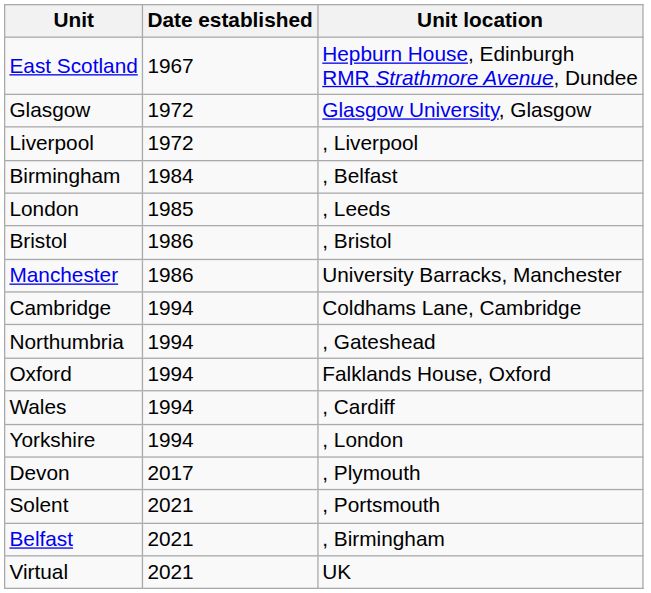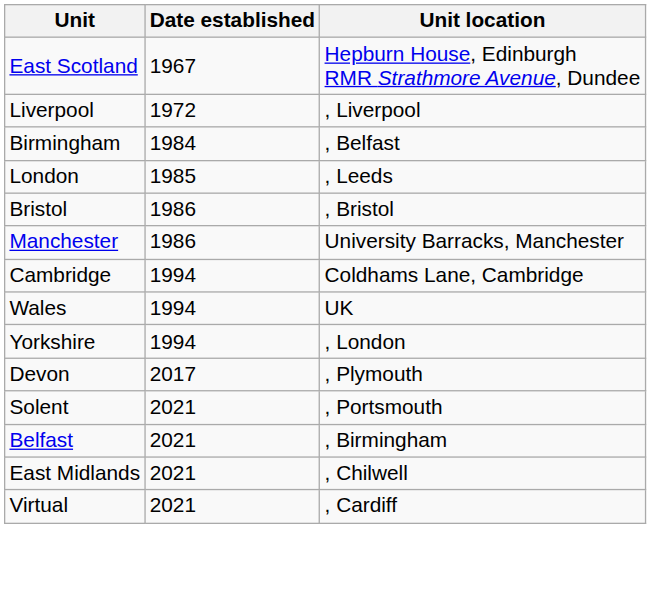- row: (50, 110)
- row: (67, 341)
- row: (41, 374)
(359, 407) , Cardiff -> (339, 308) UK
+ row: (75, 473)
(337, 572) UK -> (361, 506) , Cardiff
